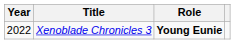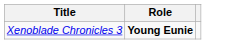- column: (19, 13)
